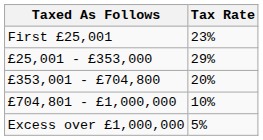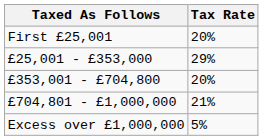(203, 37) 23% -> (203, 37) 20%
(203, 103) 10% -> (203, 103) 21%
